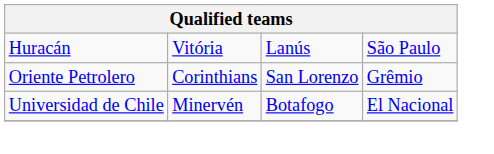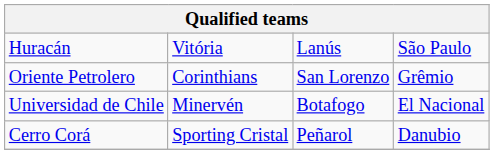+ row: (50, 134)
